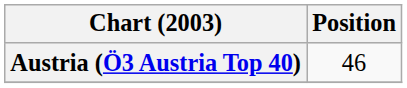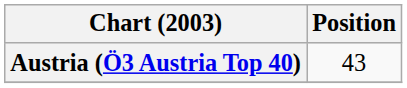(354, 62) 46 -> (354, 62) 43
